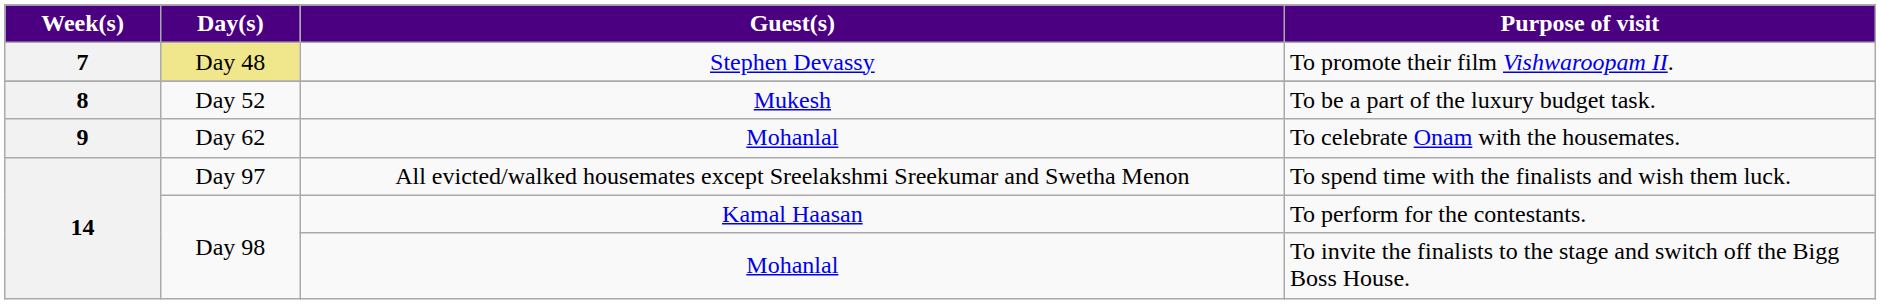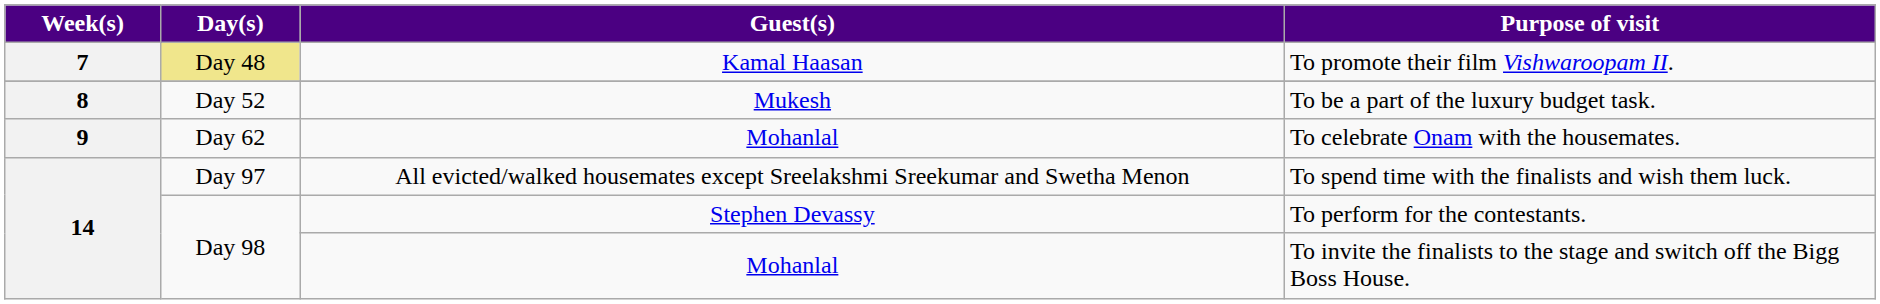(792, 61) Stephen Devassy -> (792, 61) Kamal Haasan
(792, 213) Kamal Haasan -> (792, 213) Stephen Devassy
